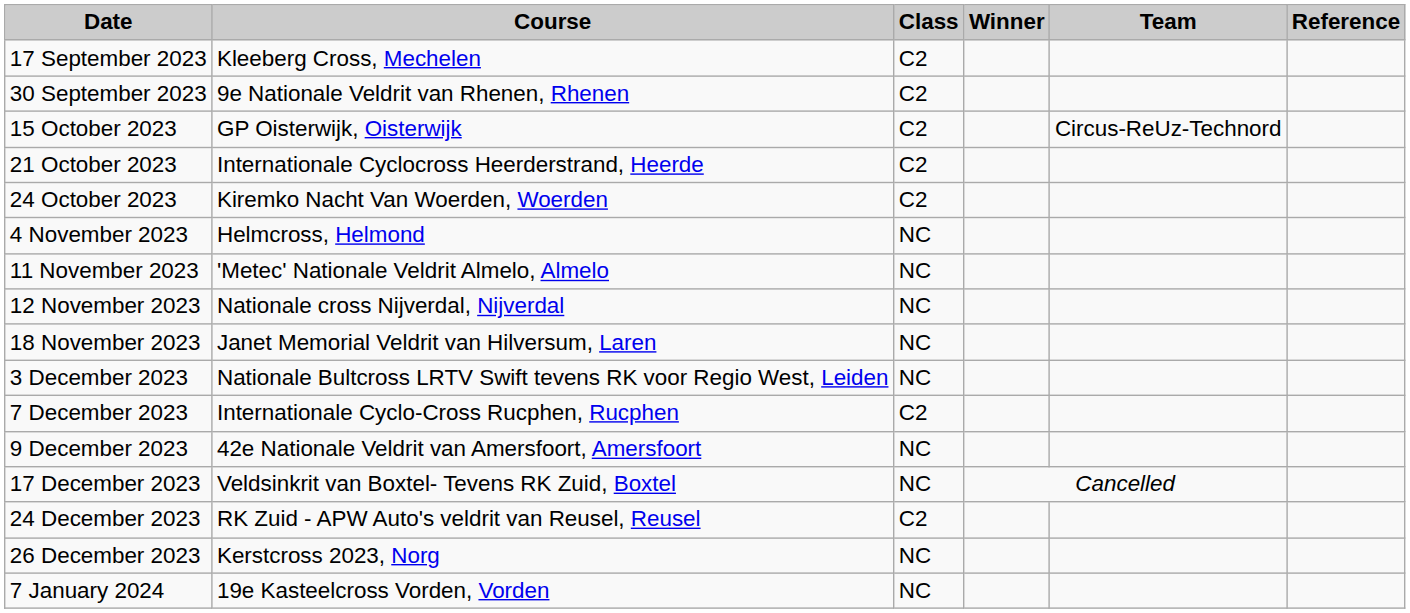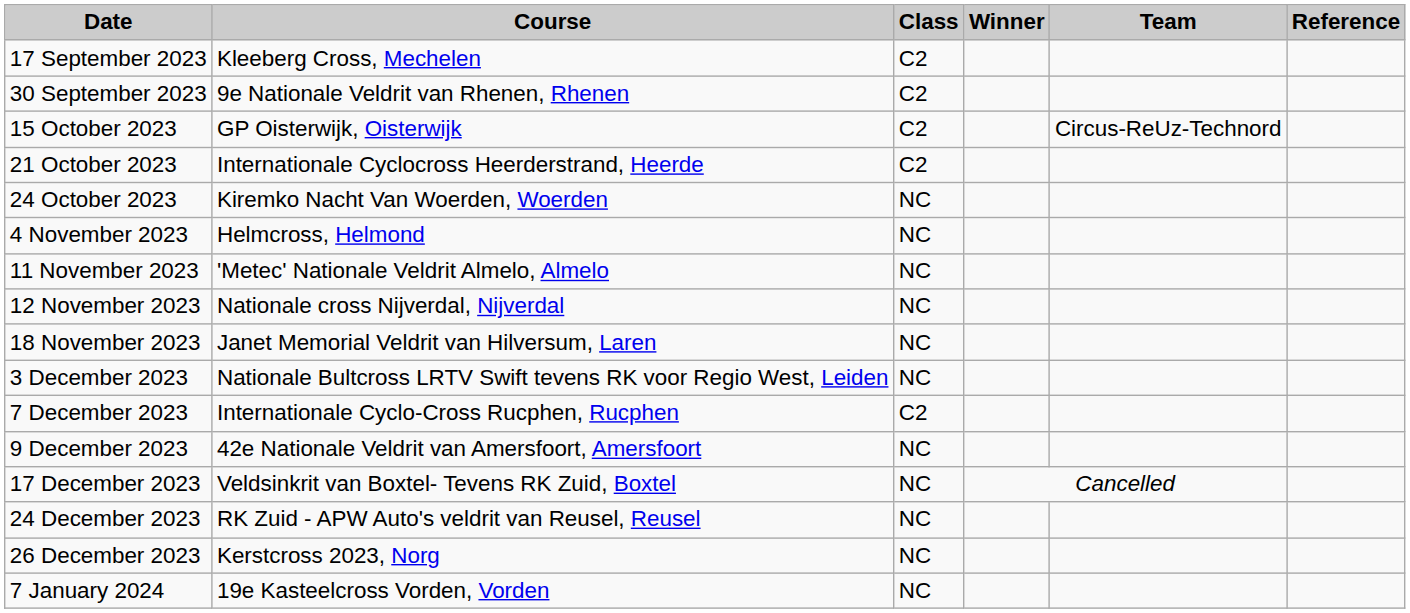(913, 199) C2 -> (915, 199) NC
(913, 519) C2 -> (915, 519) NC
